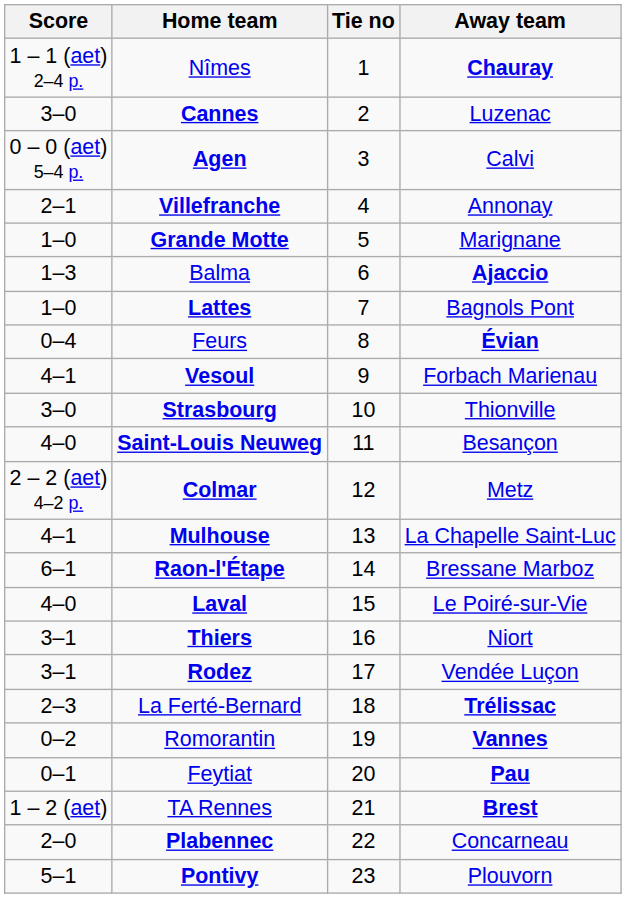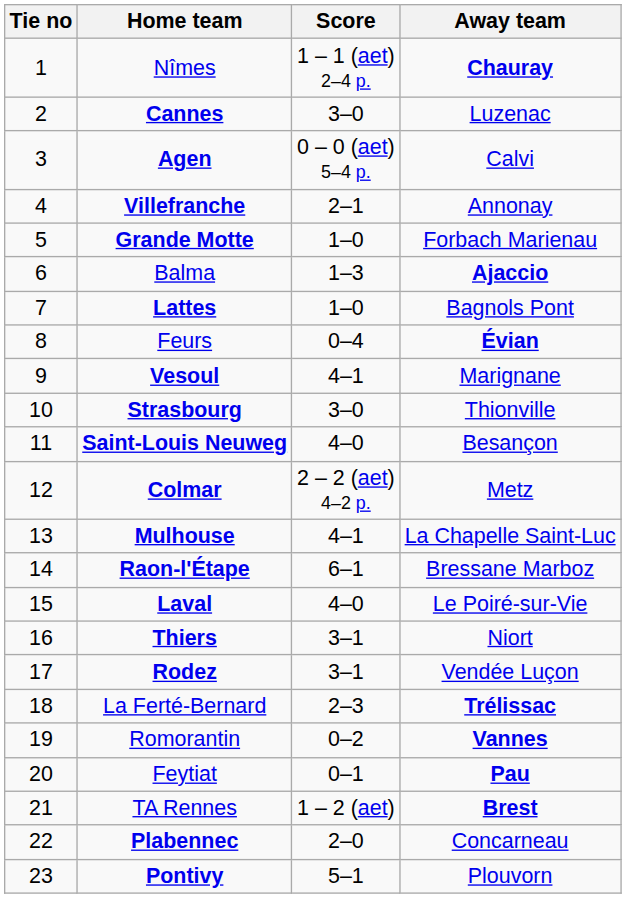columns swapped: (363, 21) <-> (58, 21)
(510, 239) Marignane -> (510, 239) Forbach Marienau
(510, 375) Forbach Marienau -> (510, 375) Marignane
